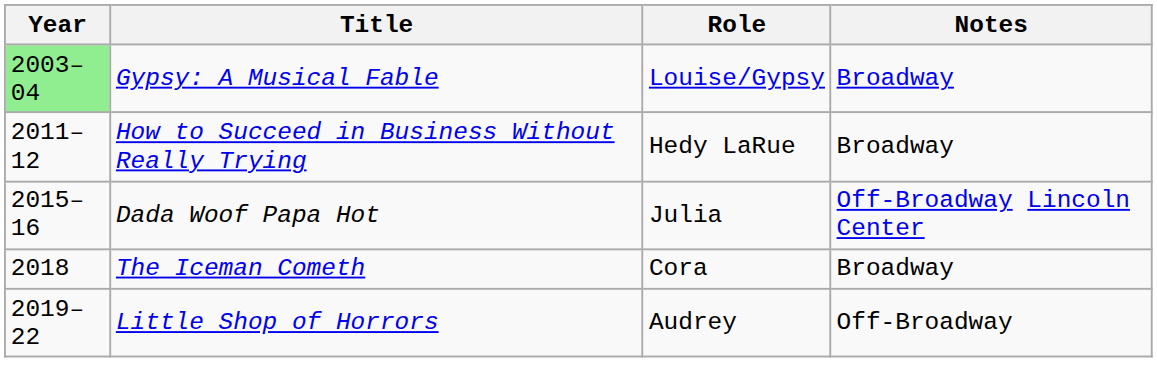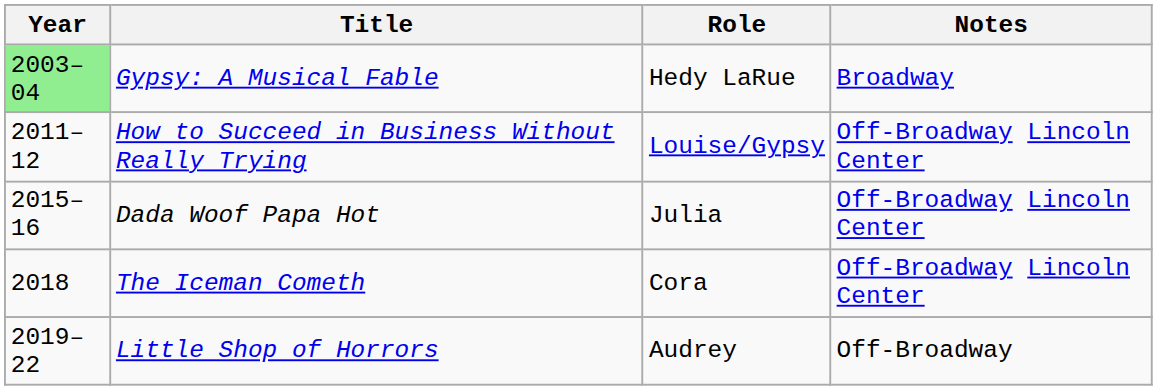(737, 79) Louise/Gypsy -> (722, 79) Hedy LaRue
(722, 147) Hedy LaRue -> (737, 147) Louise/Gypsy
(895, 147) Broadway -> (983, 147) Off-Broadway Lincoln Center
(895, 269) Broadway -> (983, 283) Off-Broadway Lincoln Center
